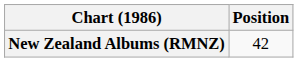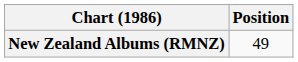(261, 43) 42 -> (261, 43) 49
